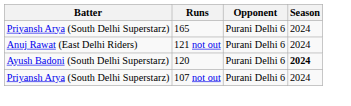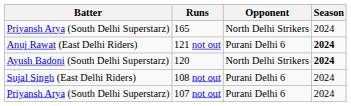(255, 28) Purani Delhi 6 -> (267, 28) North Delhi Strikers
(300, 45) normal -> (324, 45) bold
(255, 61) Purani Delhi 6 -> (267, 61) North Delhi Strikers
+ row: (197, 77)
